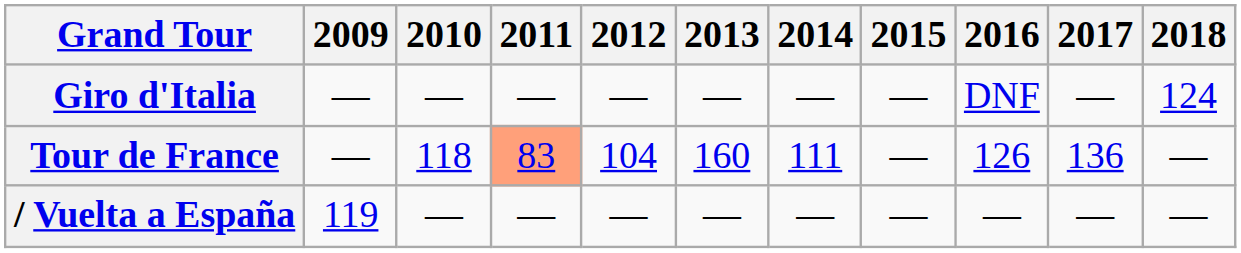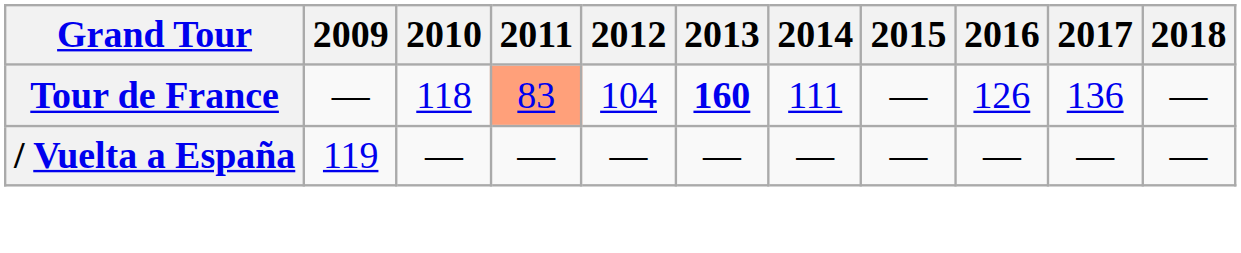- row: (155, 94)
(722, 154) normal -> (722, 94) bold
